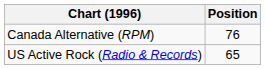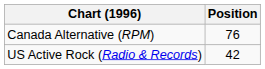(233, 54) 65 -> (233, 54) 42
